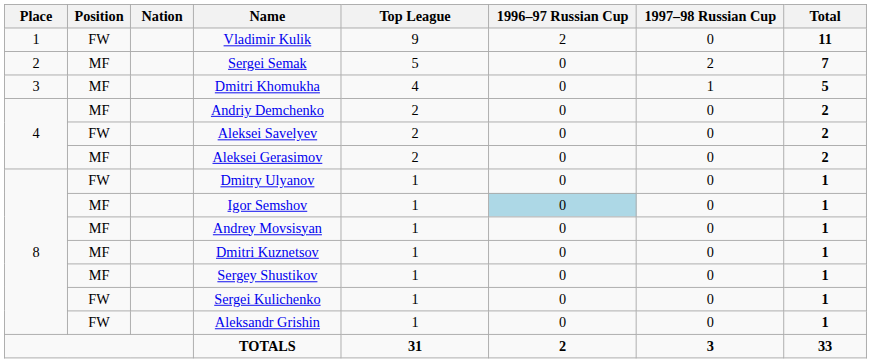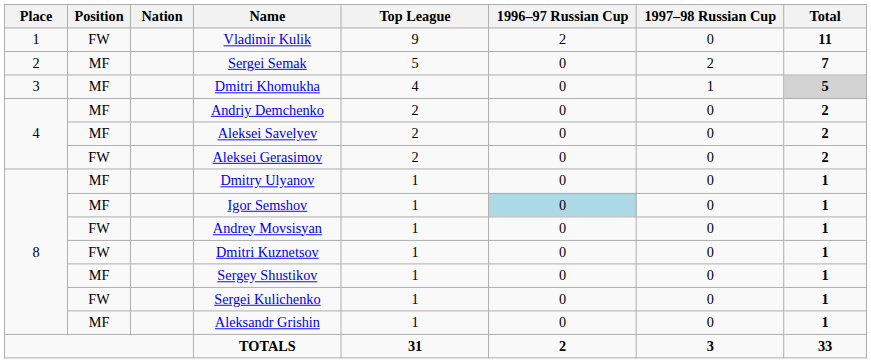(825, 87) no background -> (825, 87) lightgrey background
(99, 134) FW -> (99, 134) MF
(99, 157) MF -> (99, 157) FW
(99, 181) FW -> (99, 181) MF
(99, 228) MF -> (99, 228) FW
(99, 252) MF -> (99, 252) FW
(99, 322) FW -> (99, 322) MF
